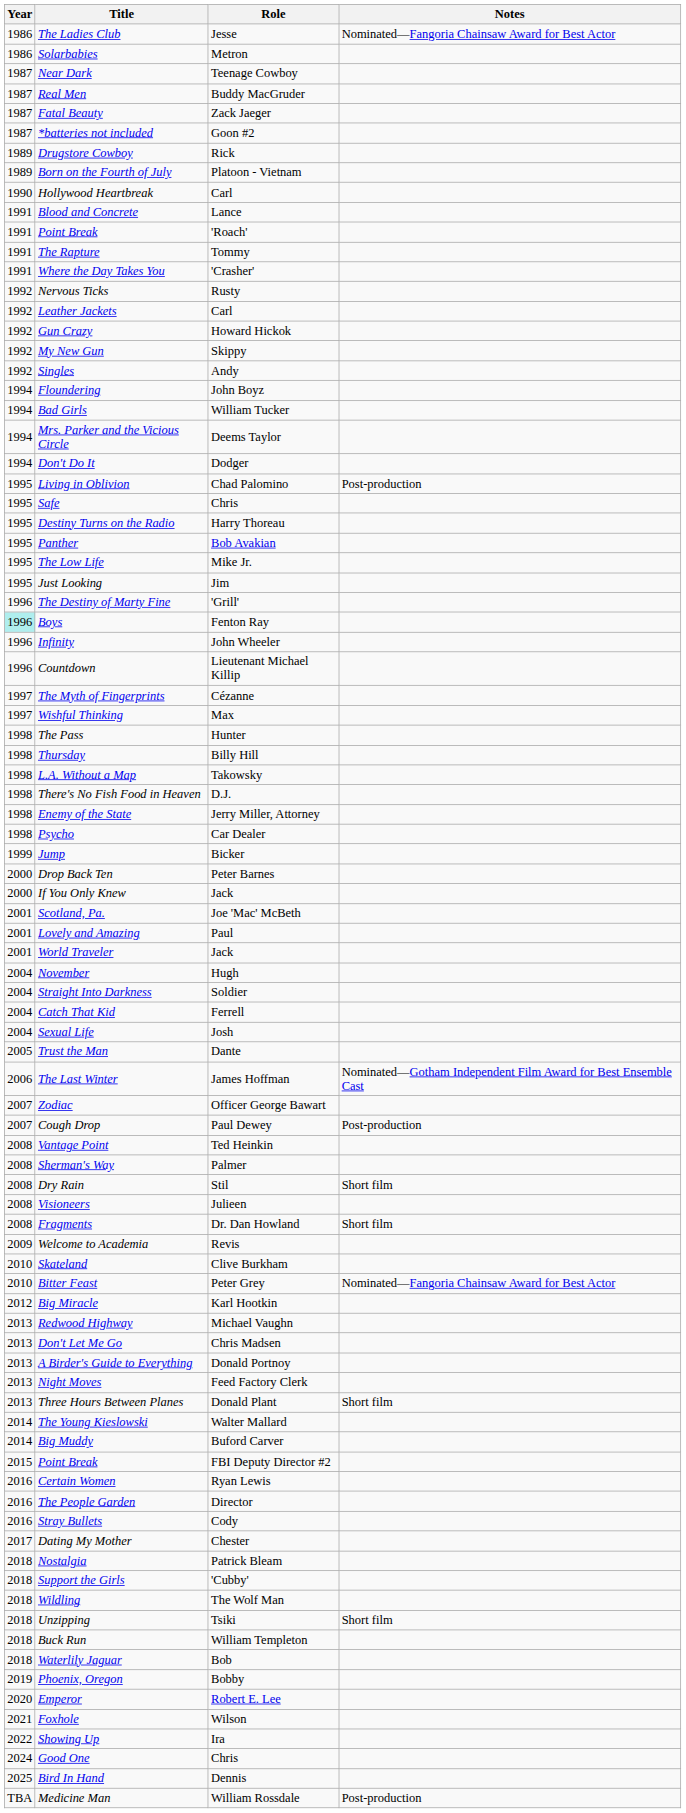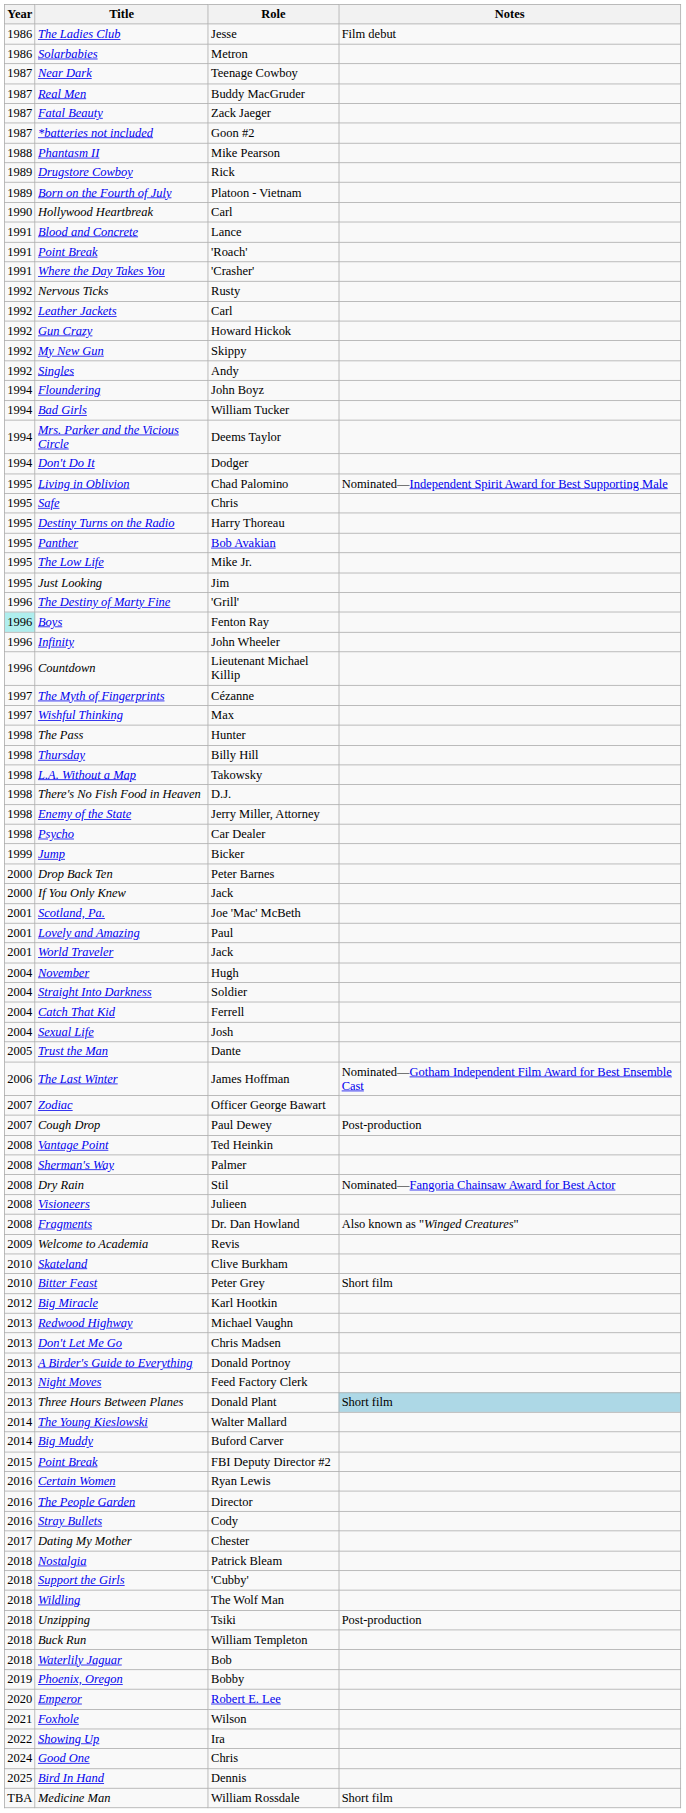(479, 34) Nominated—Fangoria Chainsaw Award for Best Actor -> (369, 34) Film debut
+ row: (69, 152)
- row: (69, 251)
(382, 483) Post-production -> (505, 483) Nominated—Independent Spirit Award for Best Supporting Male
(367, 1184) Short film -> (479, 1184) Nominated—Fangoria Chainsaw Award for Best Actor
(367, 1224) Short film -> (430, 1224) Also known as "Winged Creatures"
(479, 1283) Nominated—Fangoria Chainsaw Award for Best Actor -> (367, 1283) Short film
(367, 1402) no background -> (367, 1402) lightblue background
(367, 1620) Short film -> (382, 1620) Post-production
(382, 1798) Post-production -> (367, 1798) Short film
